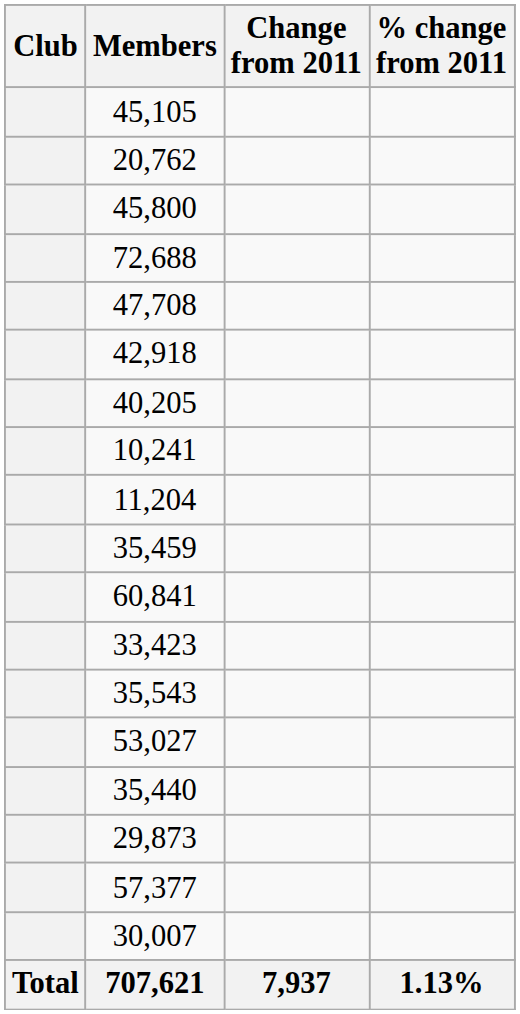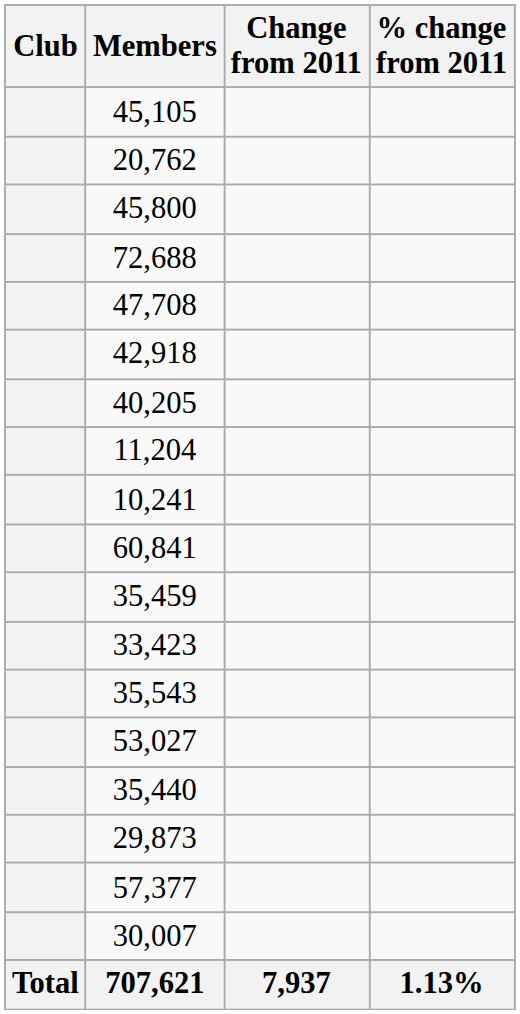rows swapped: (155, 499) <-> (155, 450)
rows swapped: (155, 596) <-> (155, 547)
